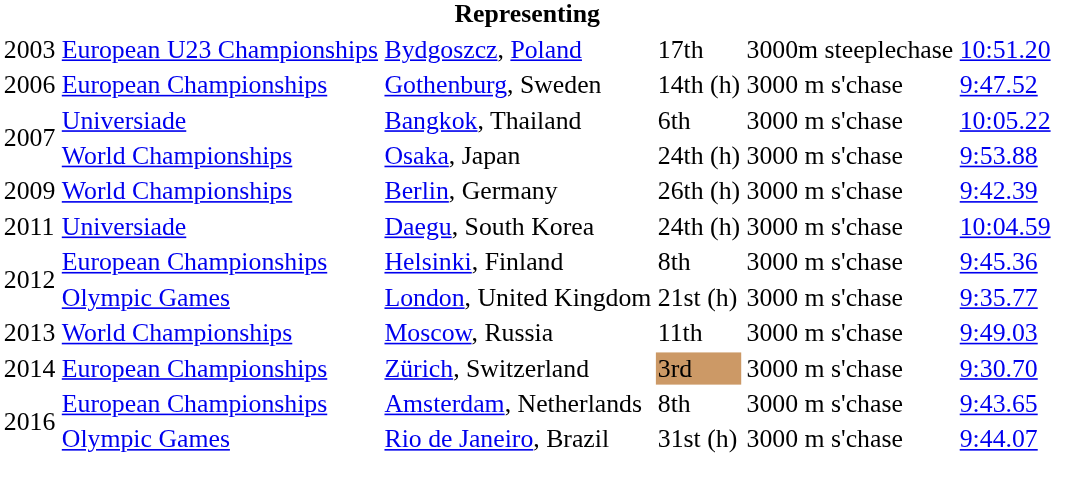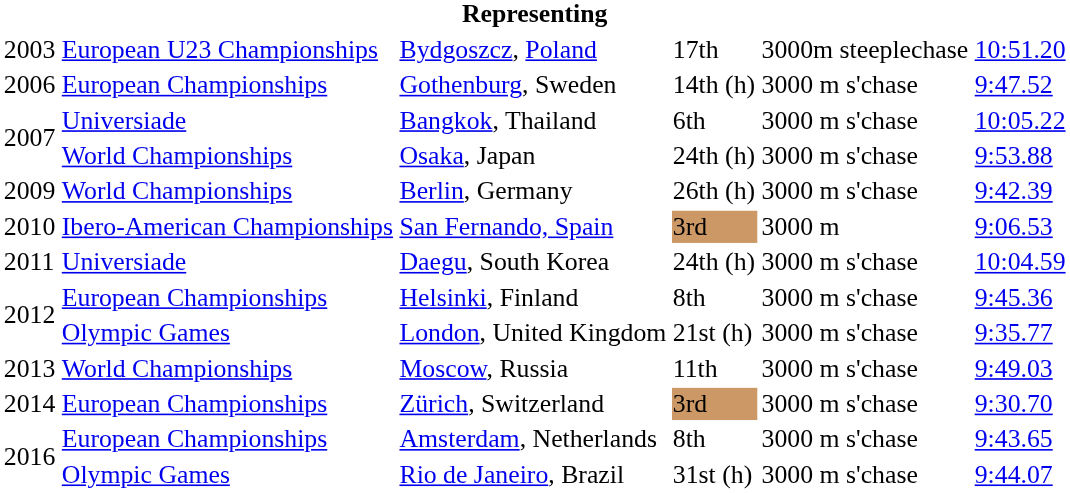+ row: (506, 226)
